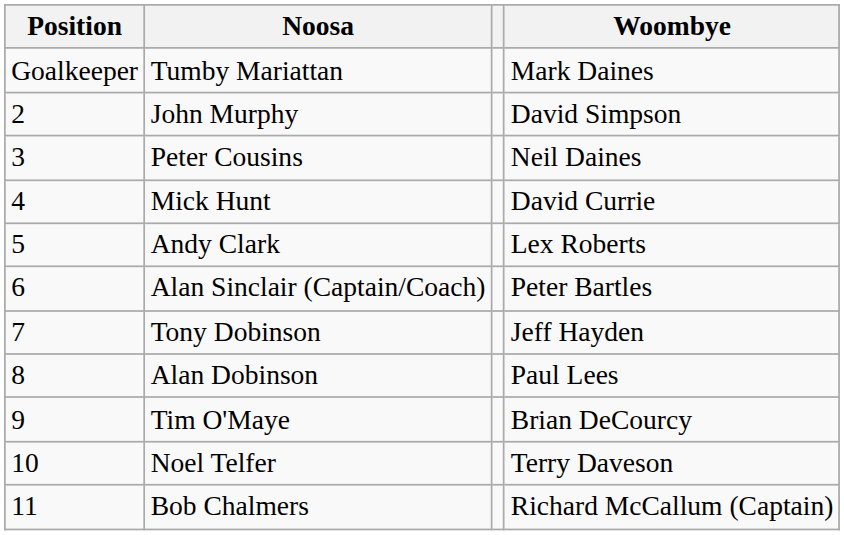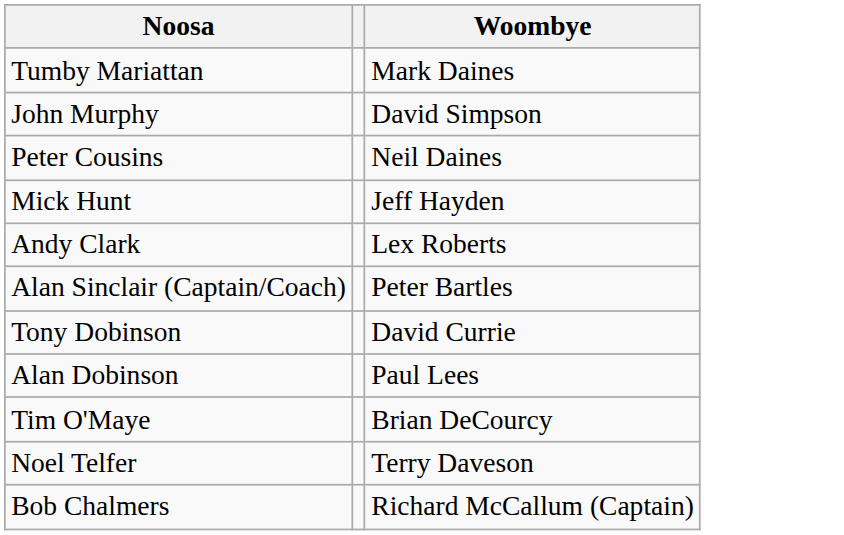- column: (75, 26)
(583, 200) David Currie -> (438, 200) Jeff Hayden
(577, 331) Jeff Hayden -> (444, 331) David Currie
